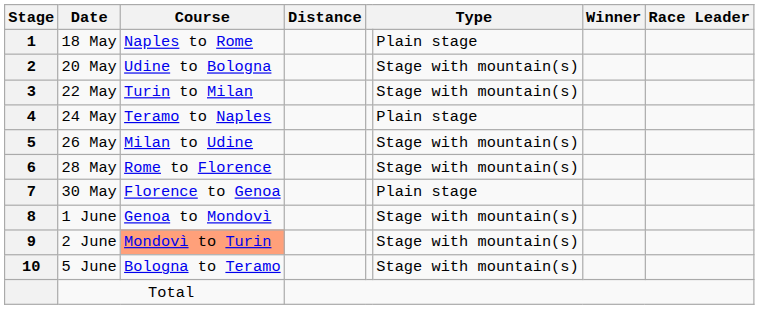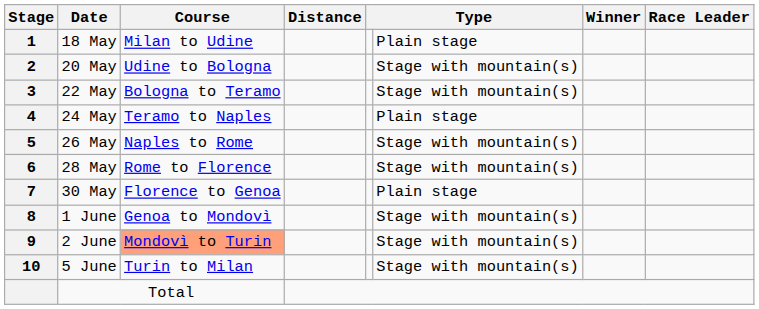(189, 42) Naples to Rome -> (189, 42) Milan to Udine
(189, 92) Turin to Milan -> (202, 92) Bologna to Teramo
(189, 142) Milan to Udine -> (189, 142) Naples to Rome
(202, 267) Bologna to Teramo -> (189, 267) Turin to Milan
